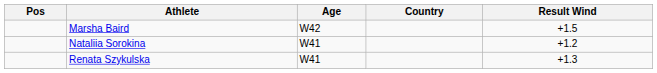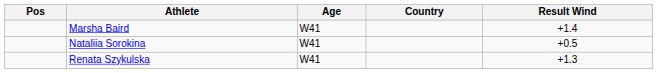(310, 28) W42 -> (310, 28) W41
(568, 28) +1.5 -> (568, 28) +1.4
(568, 44) +1.2 -> (568, 44) +0.5
